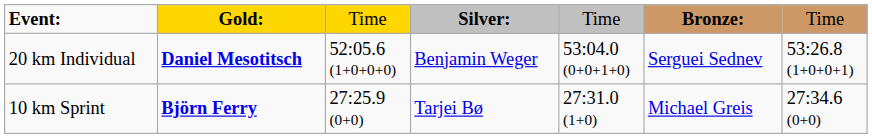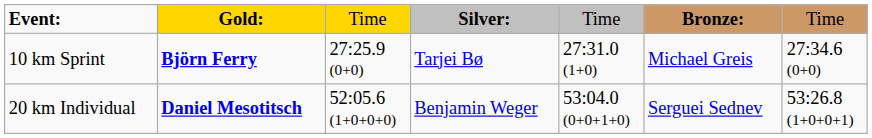rows swapped: (72, 58) <-> (57, 108)
